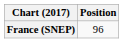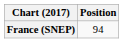(98, 29) 96 -> (98, 29) 94
